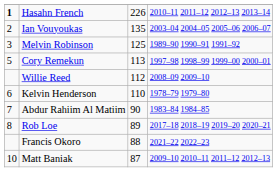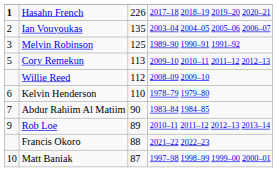(210, 12) 2010–11 2011–12 2012–13 2013–14 -> (210, 12) 2017–18 2018–19 2019–20 2020–21
(210, 61) 1997–98 1998–99 1999–00 2000–01 -> (210, 61) 2009–10 2010–11 2011–12 2012–13
(9, 126) 8 -> (9, 126) 9
(210, 126) 2017–18 2018–19 2019–20 2020–21 -> (210, 126) 2010–11 2011–12 2012–13 2013–14
(210, 158) 2009–10 2010–11 2011–12 2012–13 -> (210, 158) 1997–98 1998–99 1999–00 2000–01
